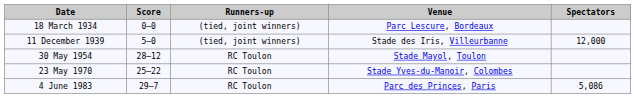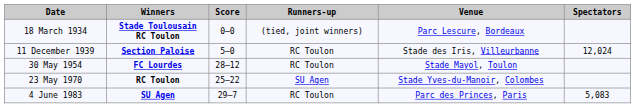+ column: (158, 12)
(250, 42) (tied, joint winners) -> (312, 51) RC Toulon
(591, 42) 12,000 -> (597, 51) 12,024
(250, 71) RC Toulon -> (312, 81) SU Agen
(591, 86) 5,086 -> (597, 95) 5,083
